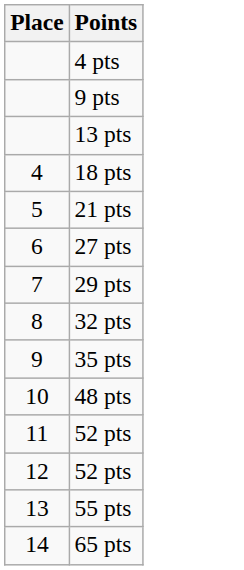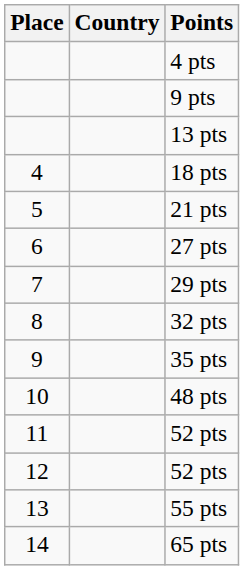+ column: (117, 23)
